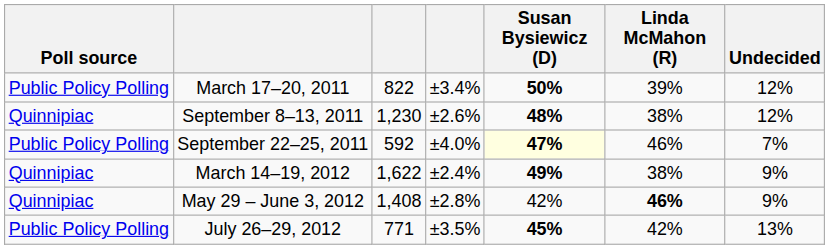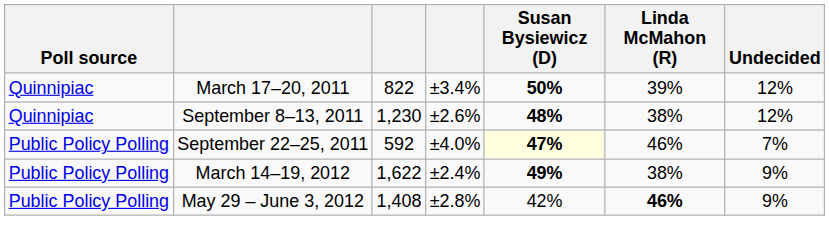(89, 87) Public Policy Polling -> (51, 87) Quinnipiac
(51, 172) Quinnipiac -> (89, 172) Public Policy Polling
(51, 201) Quinnipiac -> (89, 201) Public Policy Polling
- row: (273, 229)
